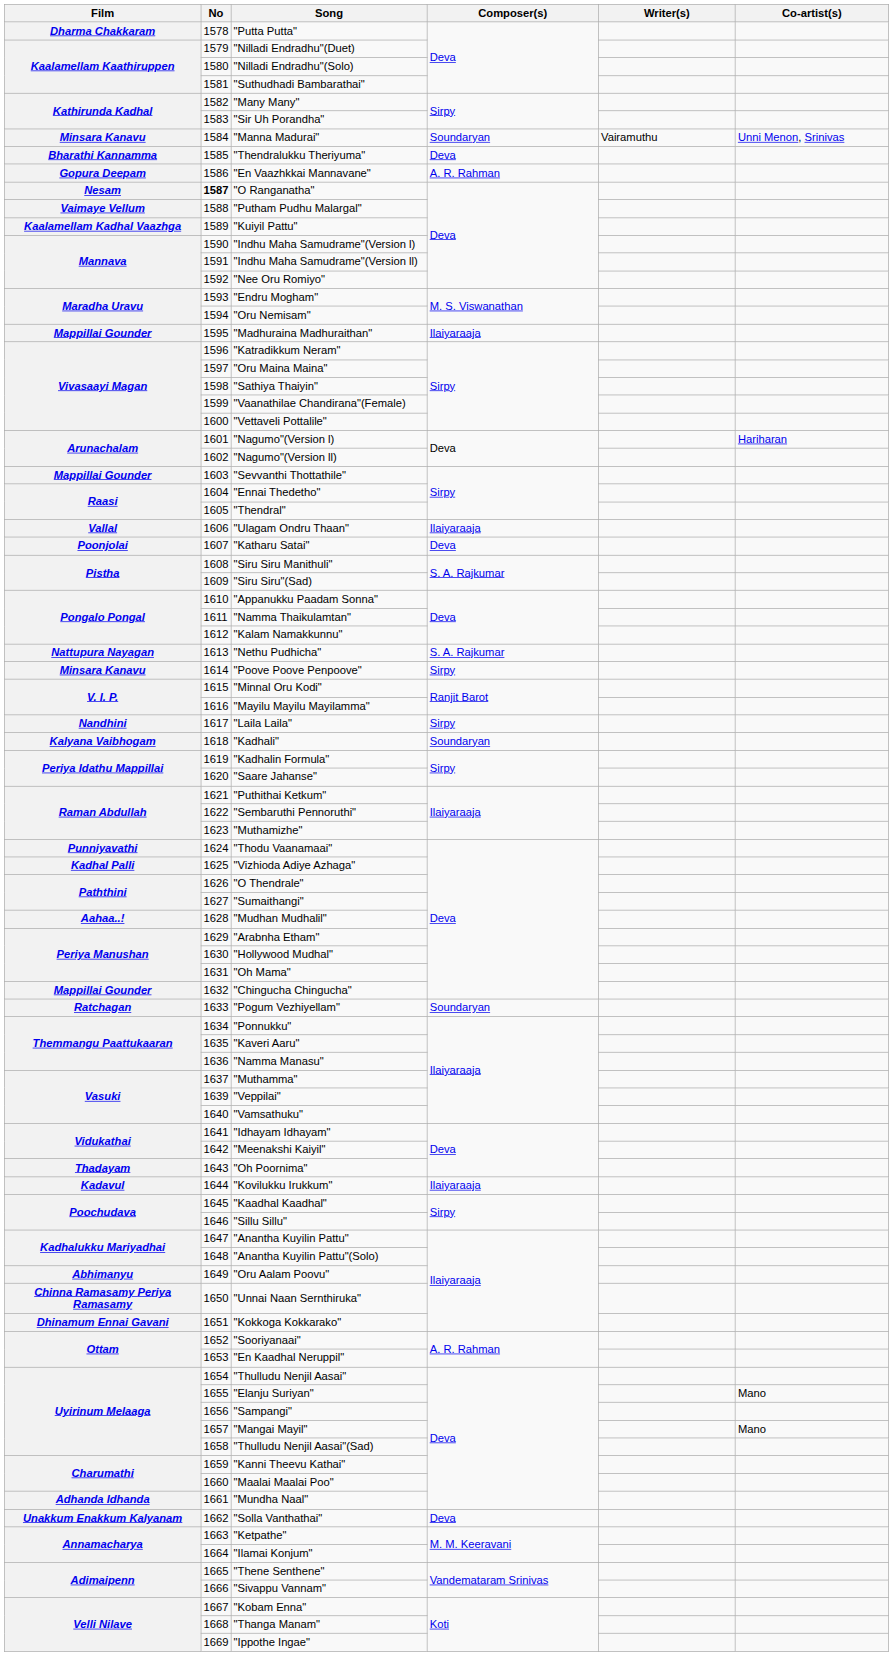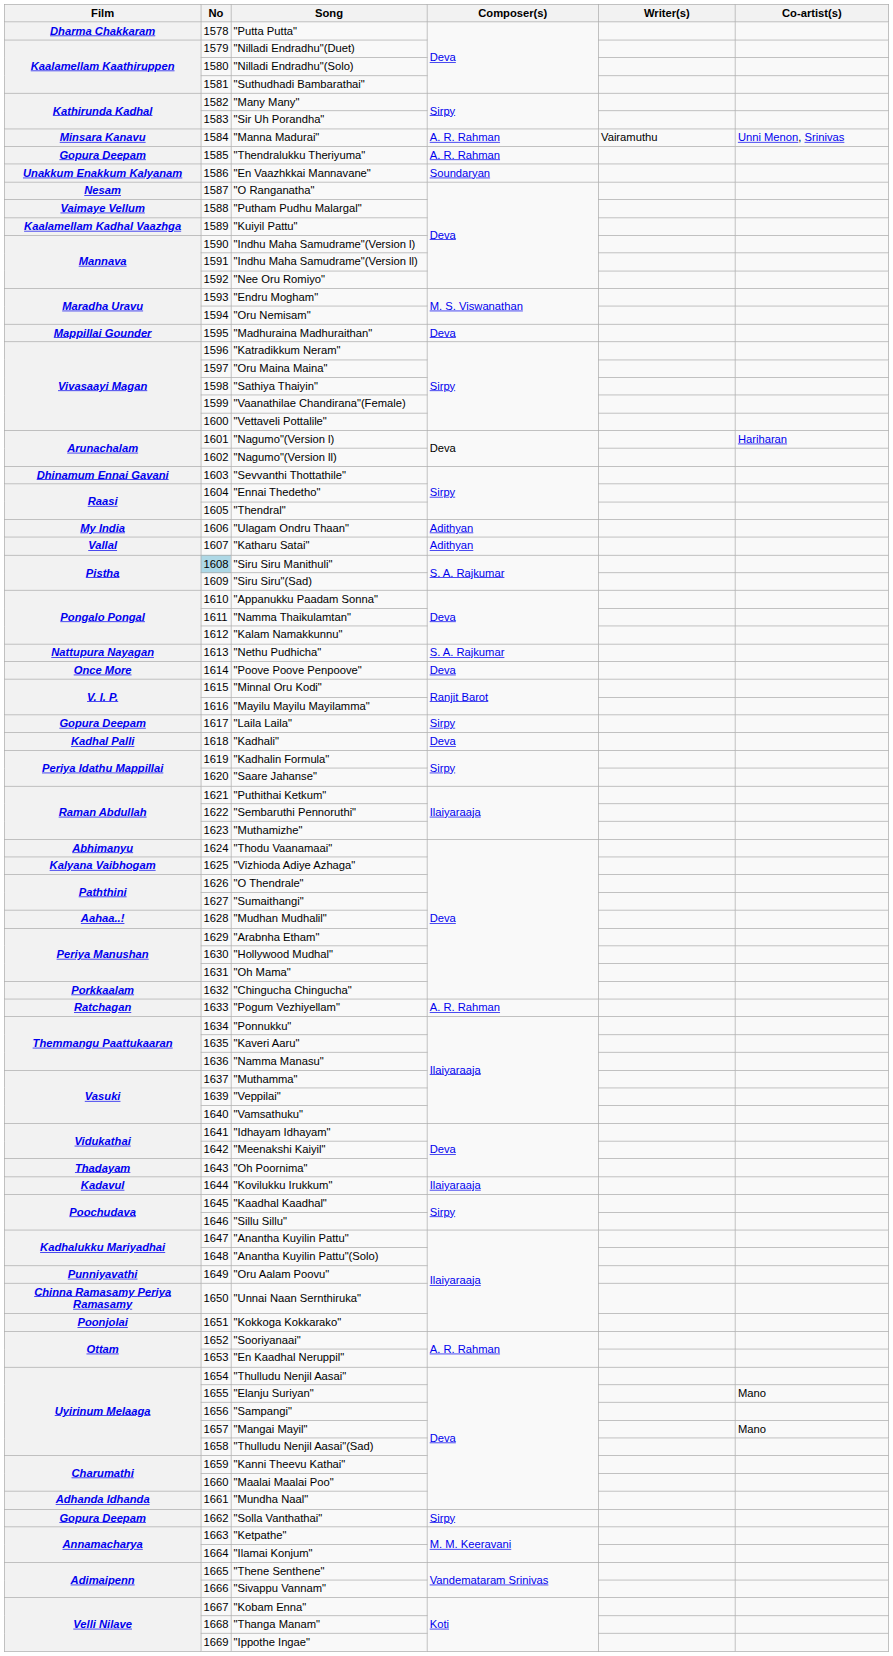(460, 137) Soundaryan -> (465, 137) A. R. Rahman
(103, 155) Bharathi Kannamma -> (103, 155) Gopura Deepam
(443, 155) Deva -> (465, 155) A. R. Rahman
(103, 173) Gopura Deepam -> (103, 173) Unakkum Enakkum Kalyanam
(465, 173) A. R. Rahman -> (460, 173) Soundaryan
(216, 191) bold -> (216, 191) normal
(455, 333) Ilaiyaraaja -> (443, 333) Deva
(103, 475) Mappillai Gounder -> (103, 475) Dhinamum Ennai Gavani
(103, 528) Vallal -> (103, 528) My India
(455, 528) Ilaiyaraaja -> (451, 528) Adithyan
(103, 546) Poonjolai -> (103, 546) Vallal
(443, 546) Deva -> (451, 546) Adithyan
(216, 564) no background -> (216, 564) lightblue background
(103, 670) Minsara Kanavu -> (103, 670) Once More
(442, 670) Sirpy -> (443, 670) Deva
(103, 723) Nandhini -> (103, 723) Gopura Deepam
(103, 741) Kalyana Vaibhogam -> (103, 741) Kadhal Palli
(460, 741) Soundaryan -> (443, 741) Deva
(103, 848) Punniyavathi -> (103, 848) Abhimanyu
(103, 865) Kadhal Palli -> (103, 865) Kalyana Vaibhogam
(103, 990) Mappillai Gounder -> (103, 990) Porkkaalam
(460, 1008) Soundaryan -> (465, 1008) A. R. Rahman
(103, 1274) Abhimanyu -> (103, 1274) Punniyavathi
(103, 1322) Dhinamum Ennai Gavani -> (103, 1322) Poonjolai
(103, 1518) Unakkum Enakkum Kalyanam -> (103, 1518) Gopura Deepam
(443, 1518) Deva -> (442, 1518) Sirpy
